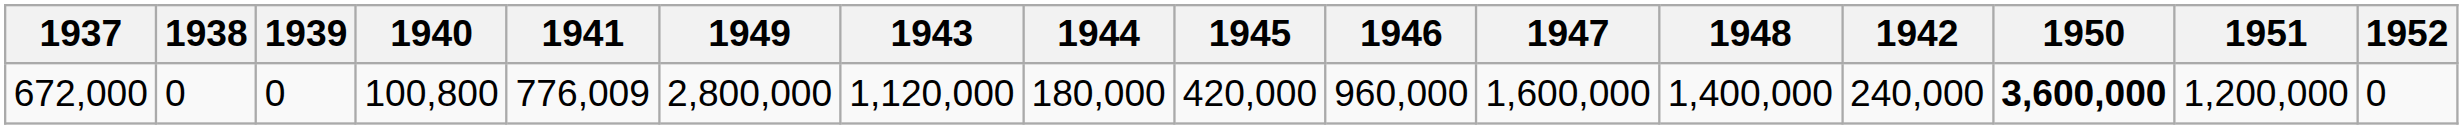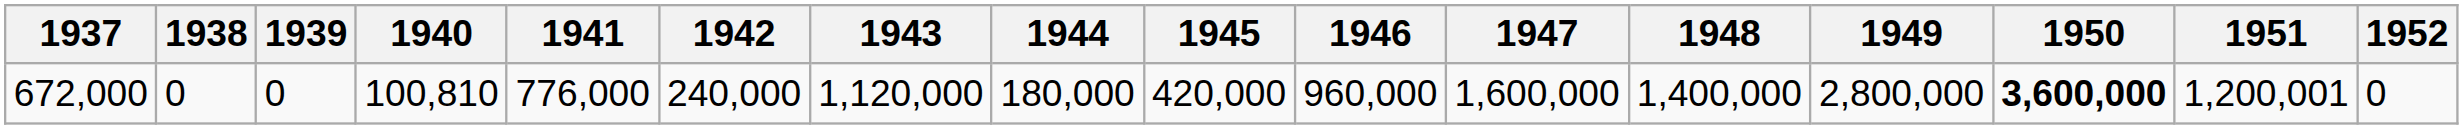columns swapped: (1917, 33) <-> (750, 33)
(431, 92) 100,800 -> (431, 92) 100,810
(583, 92) 776,009 -> (583, 92) 776,000
(2266, 92) 1,200,000 -> (2266, 92) 1,200,001
